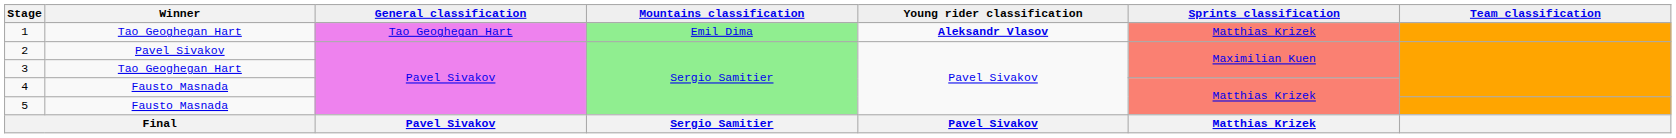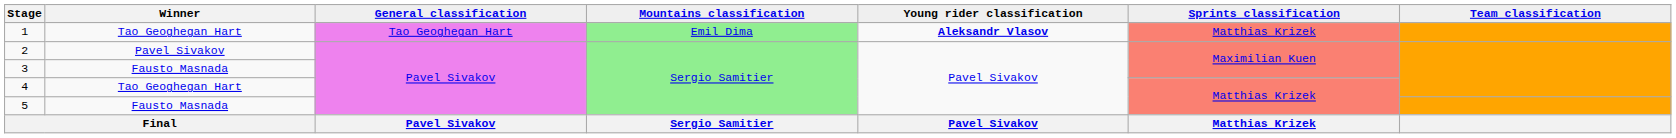(180, 69) Tao Geoghegan Hart -> (180, 69) Fausto Masnada
(180, 87) Fausto Masnada -> (180, 87) Tao Geoghegan Hart
